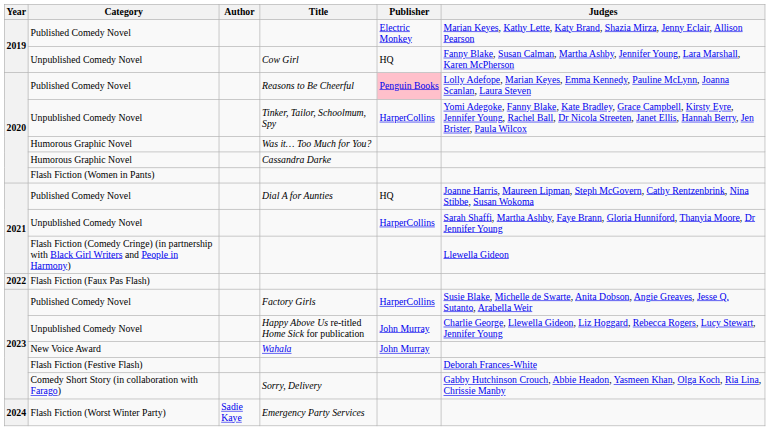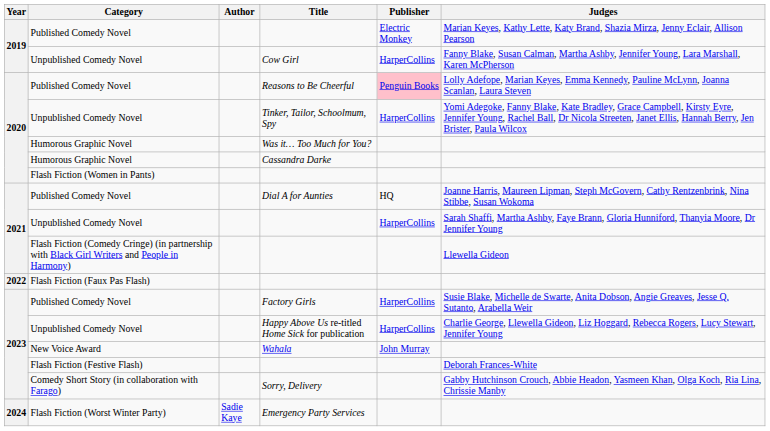(387, 59) HQ -> (407, 59) HarperCollins
(405, 328) John Murray -> (407, 328) HarperCollins
